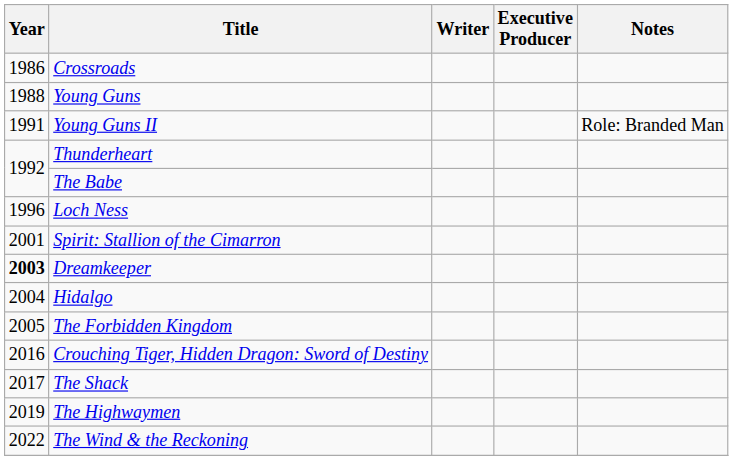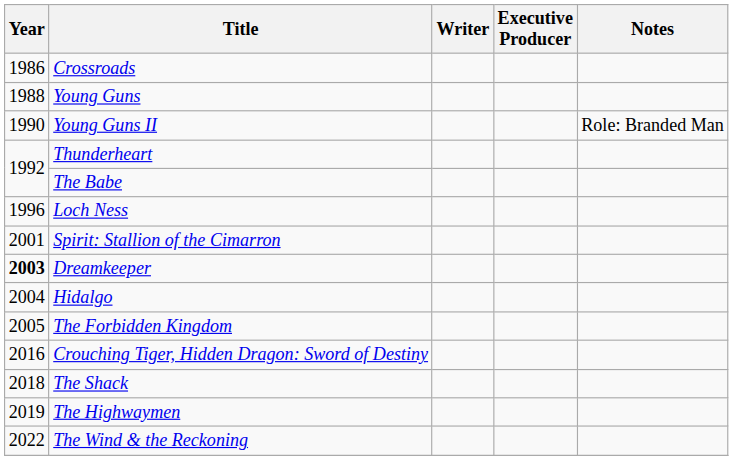(27, 125) 1991 -> (27, 125) 1990
(27, 383) 2017 -> (27, 383) 2018
